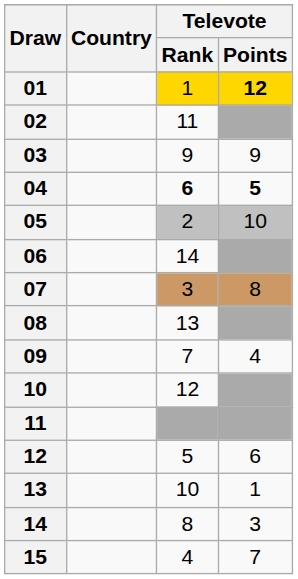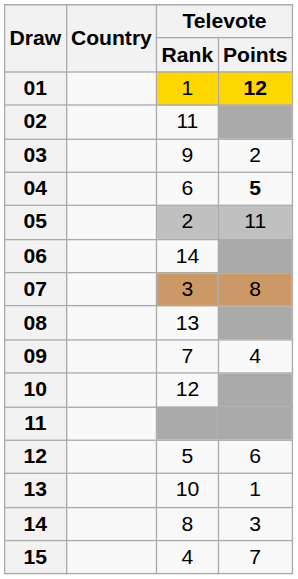(255, 155) 9 -> (255, 155) 2
(187, 188) bold -> (187, 188) normal
(255, 222) 10 -> (255, 222) 11
